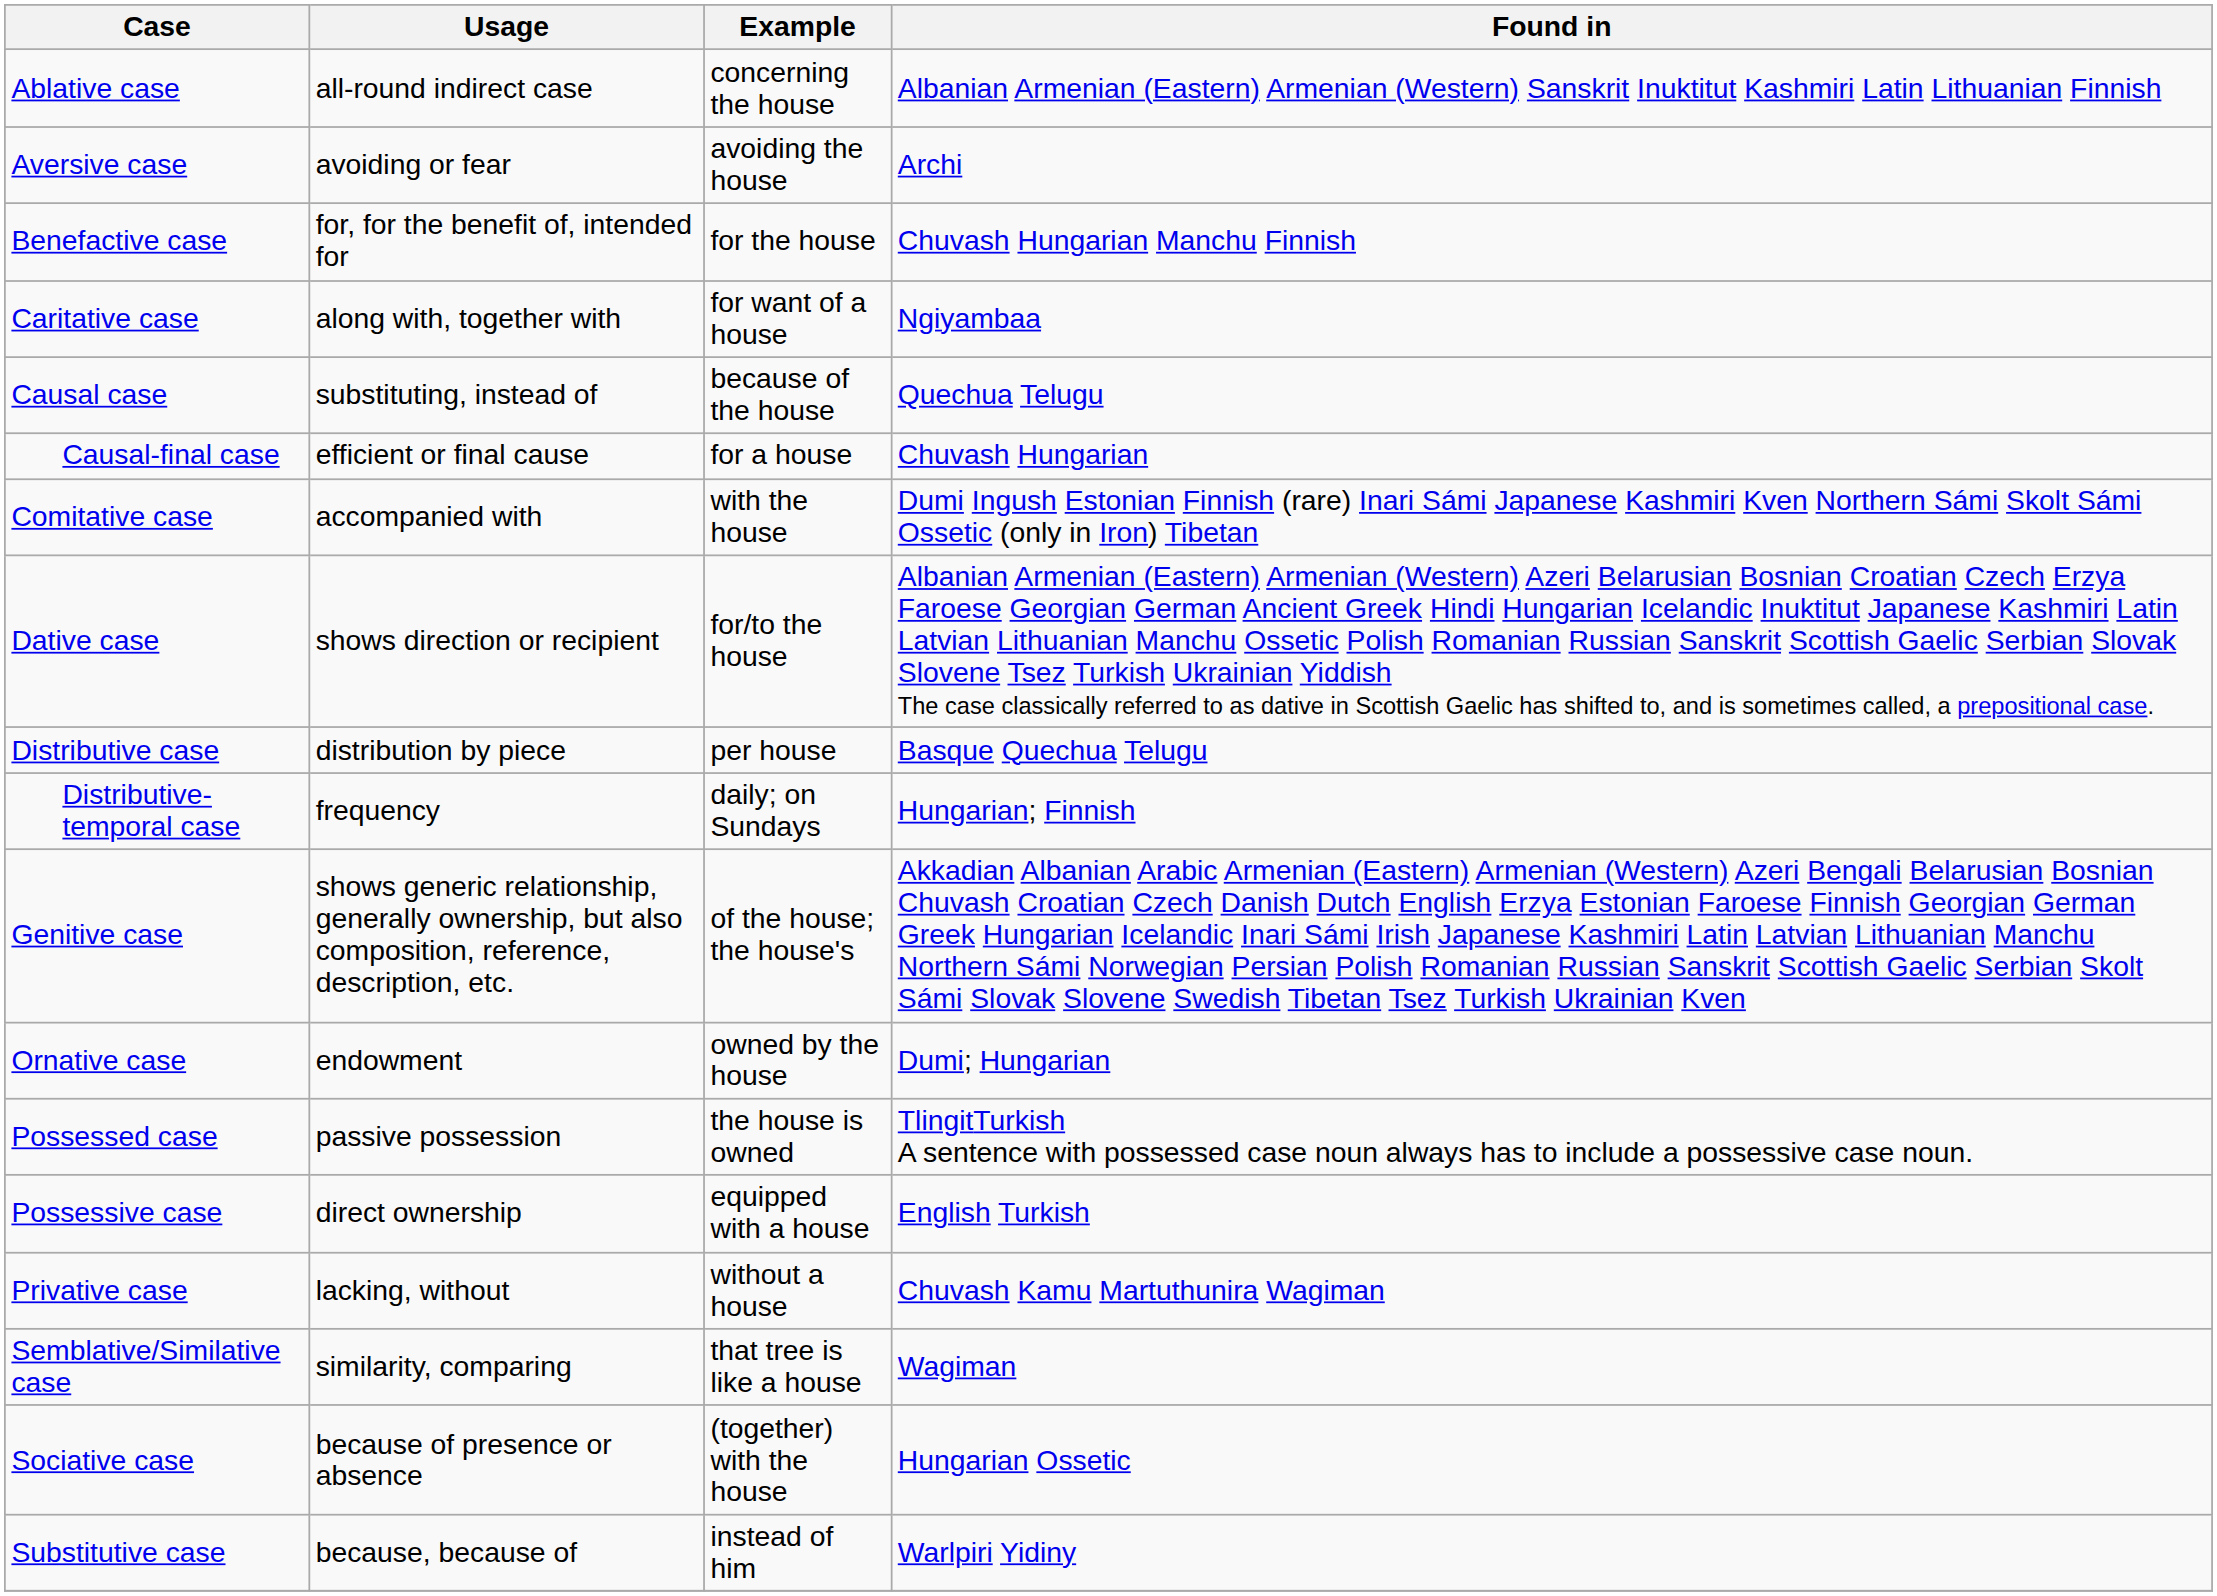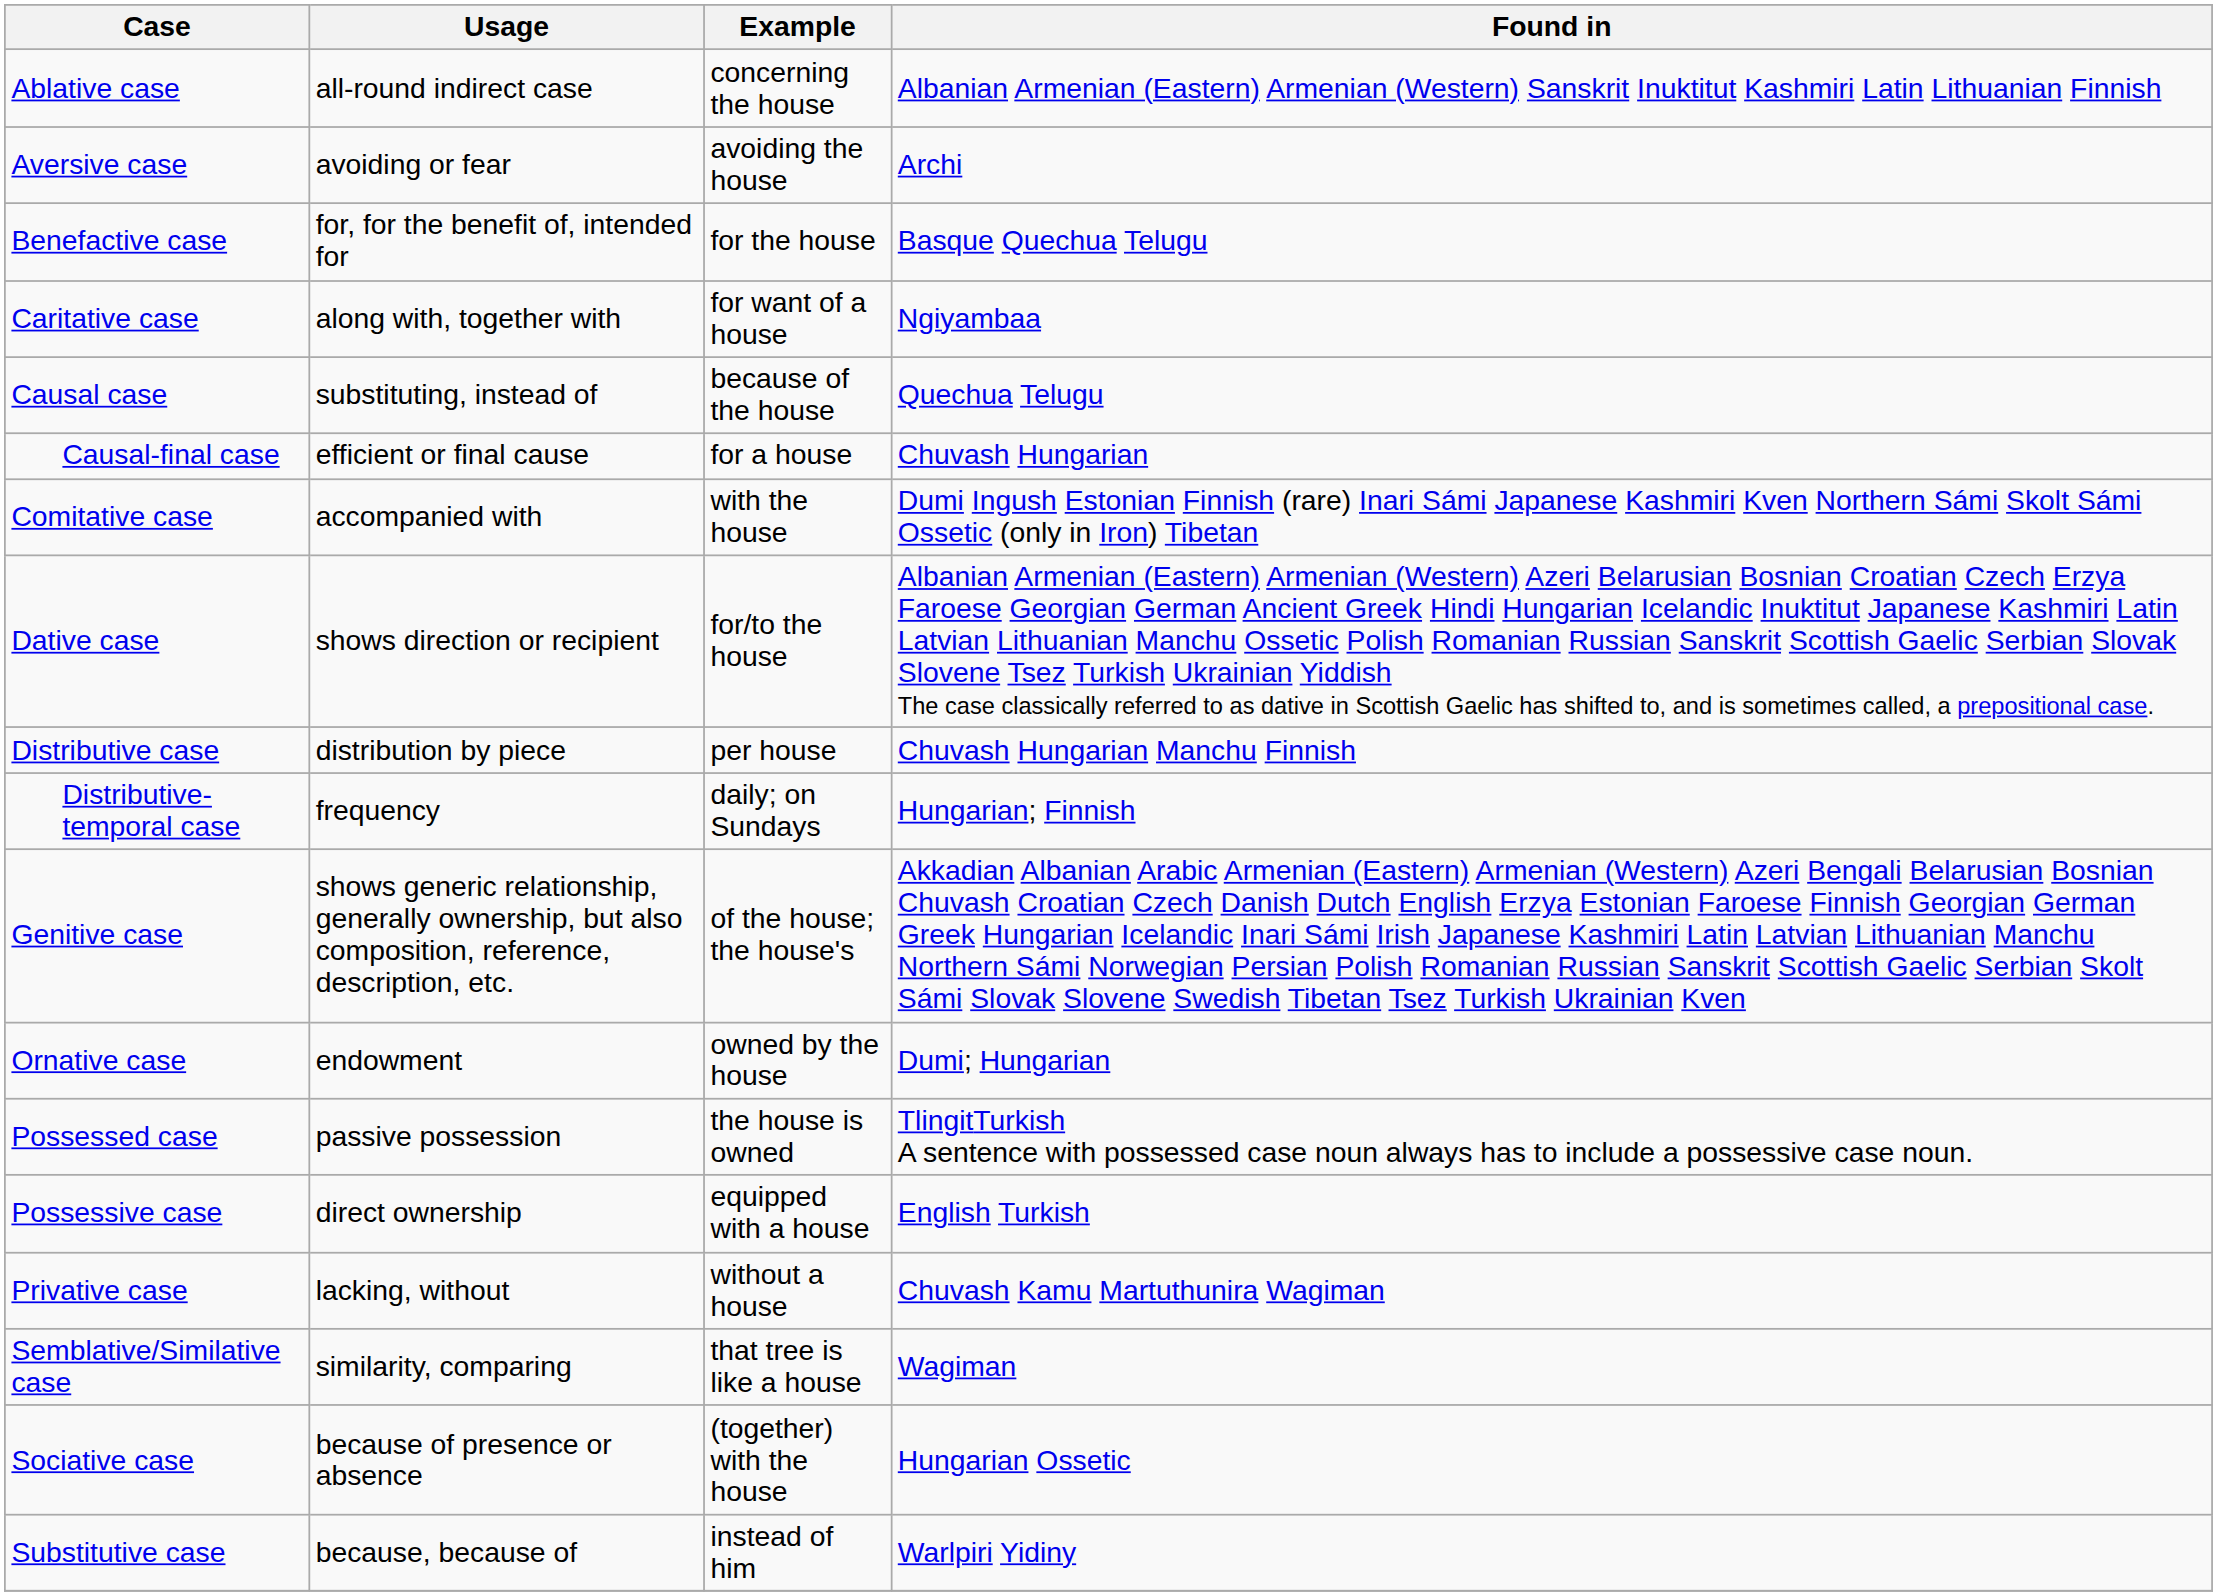(1127, 241) Chuvash Hungarian Manchu Finnish -> (1053, 241) Basque Quechua Telugu
(1053, 749) Basque Quechua Telugu -> (1127, 749) Chuvash Hungarian Manchu Finnish
